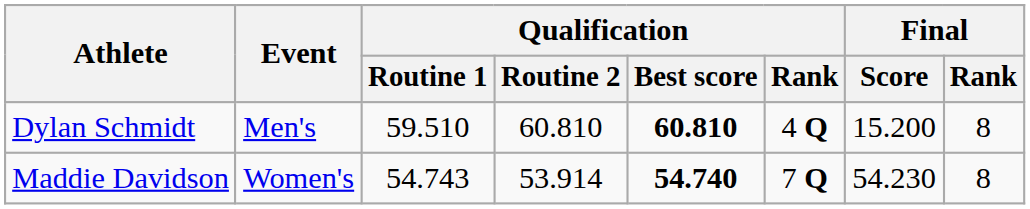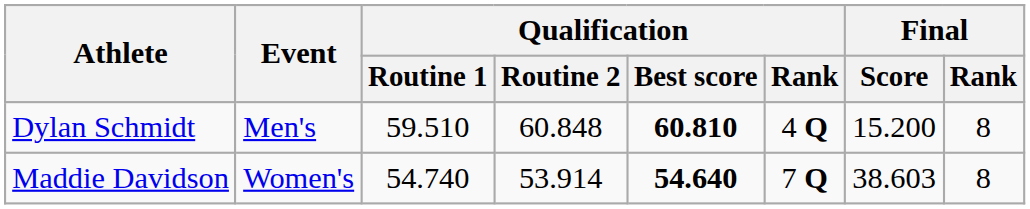(561, 127) 60.810 -> (561, 127) 60.848
(428, 177) 54.743 -> (428, 177) 54.740
(696, 177) 54.740 -> (696, 177) 54.640
(894, 177) 54.230 -> (894, 177) 38.603
